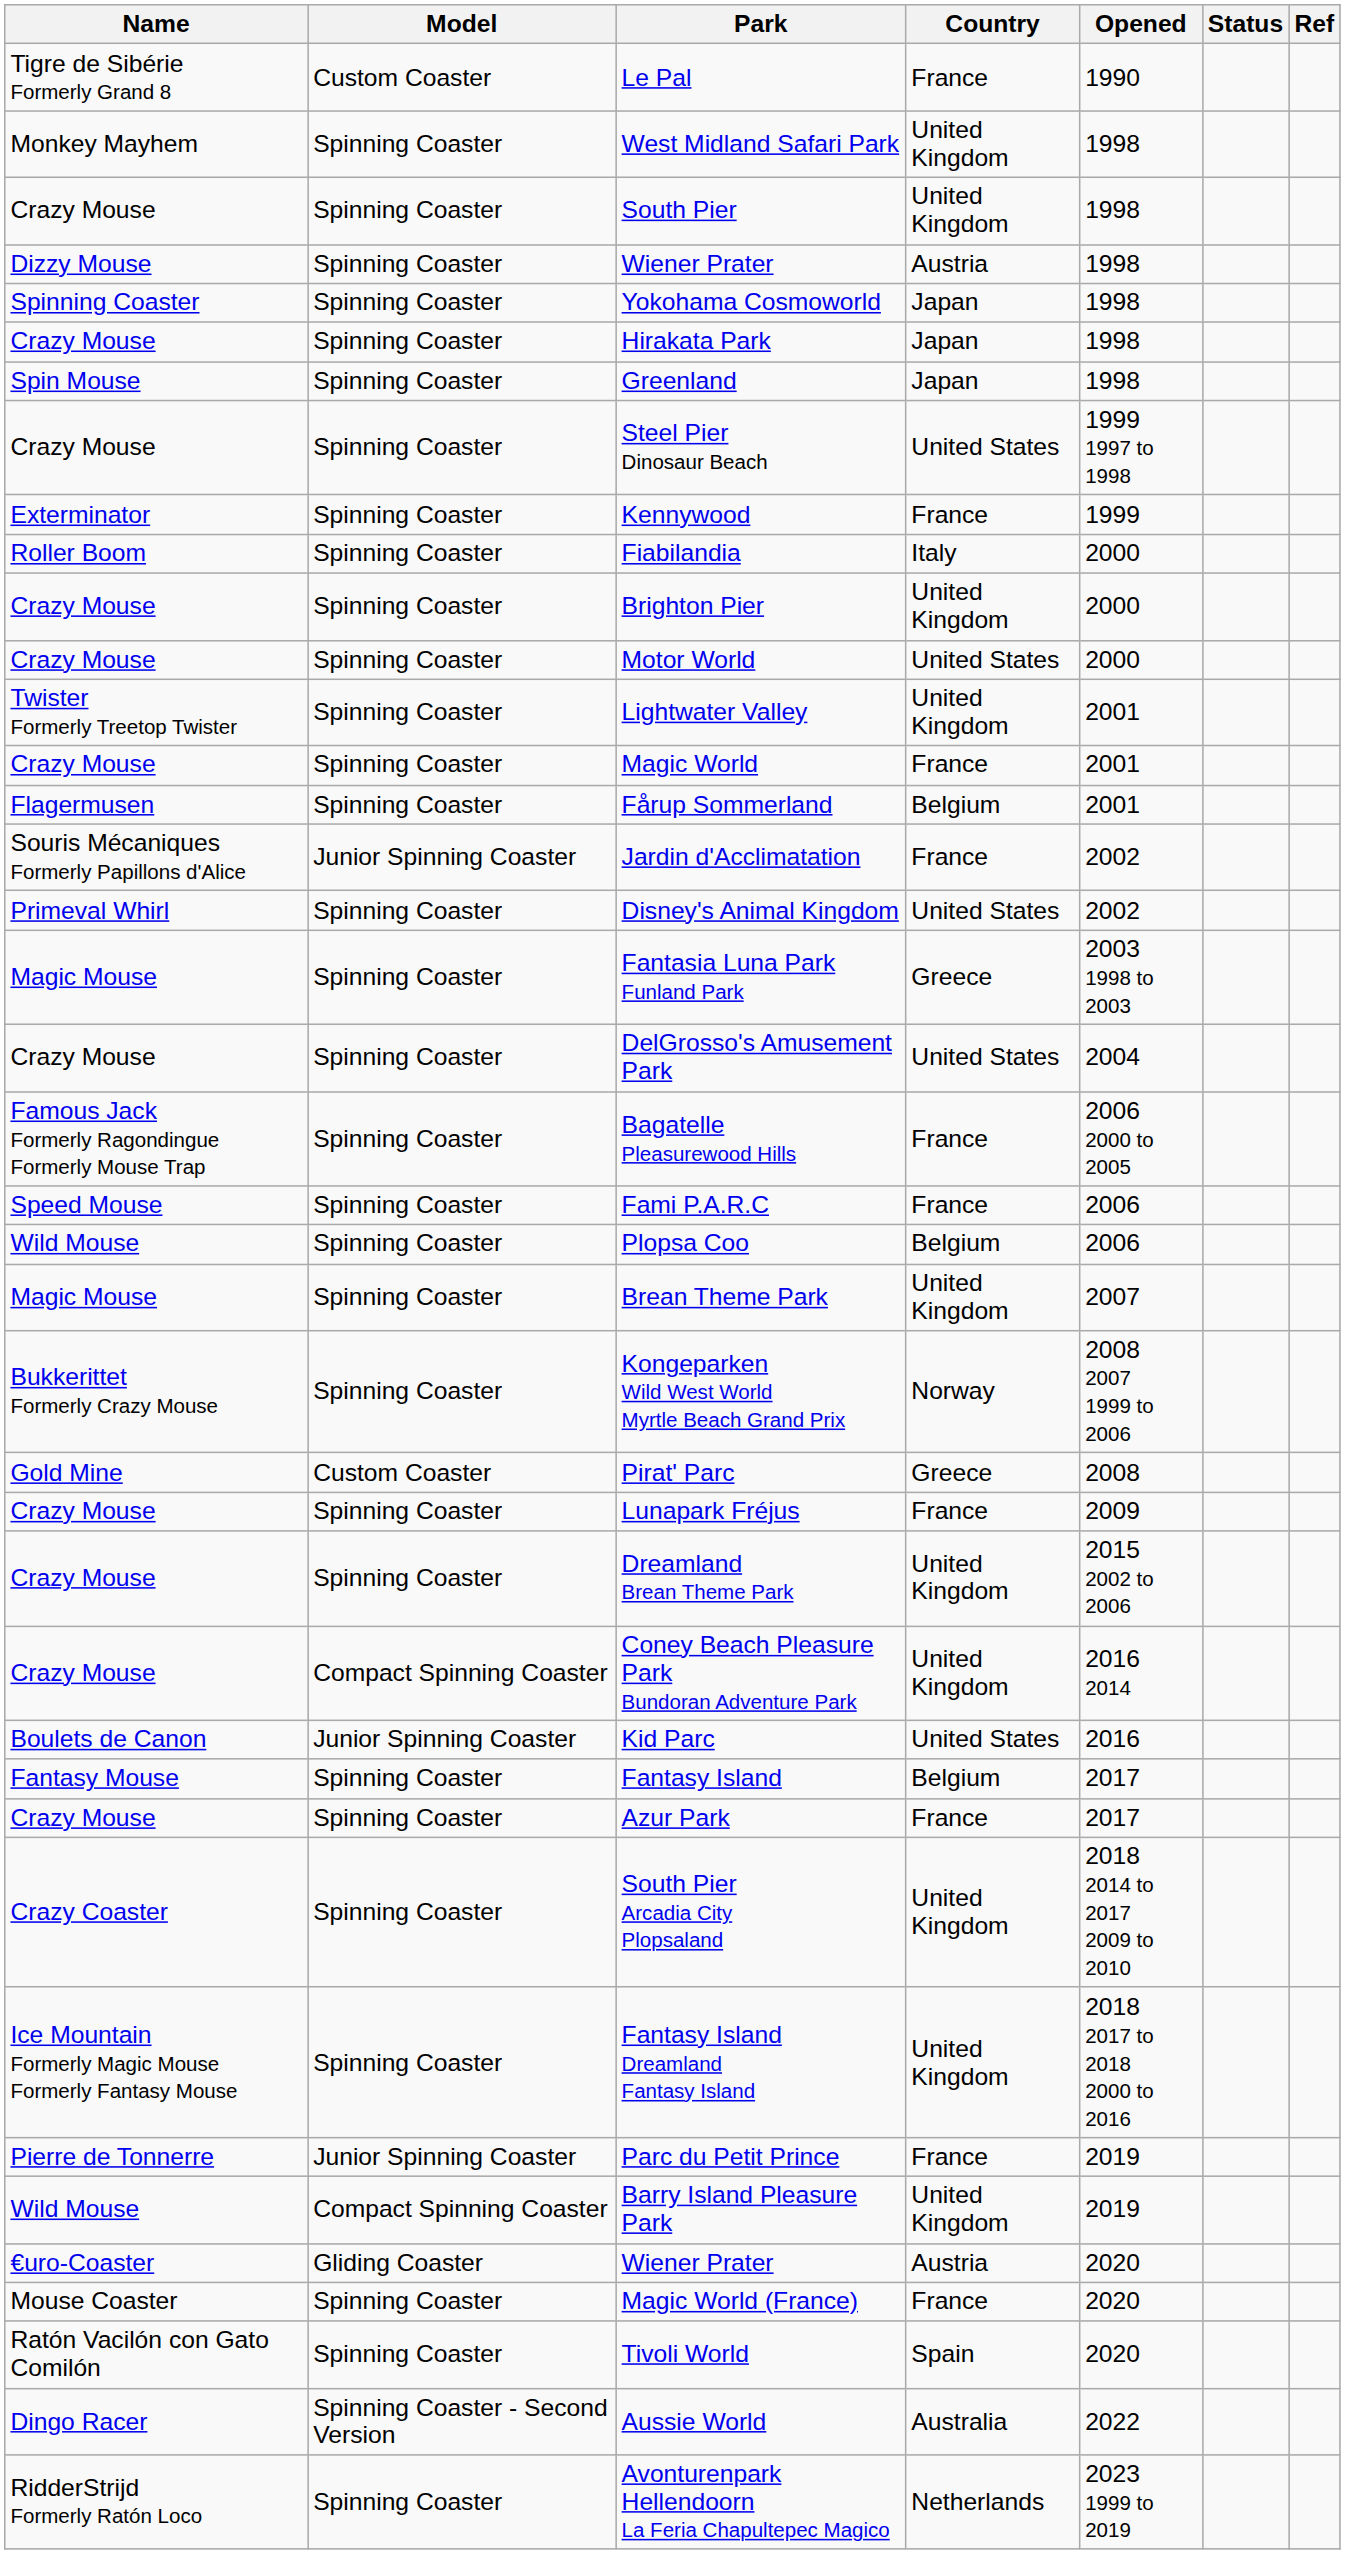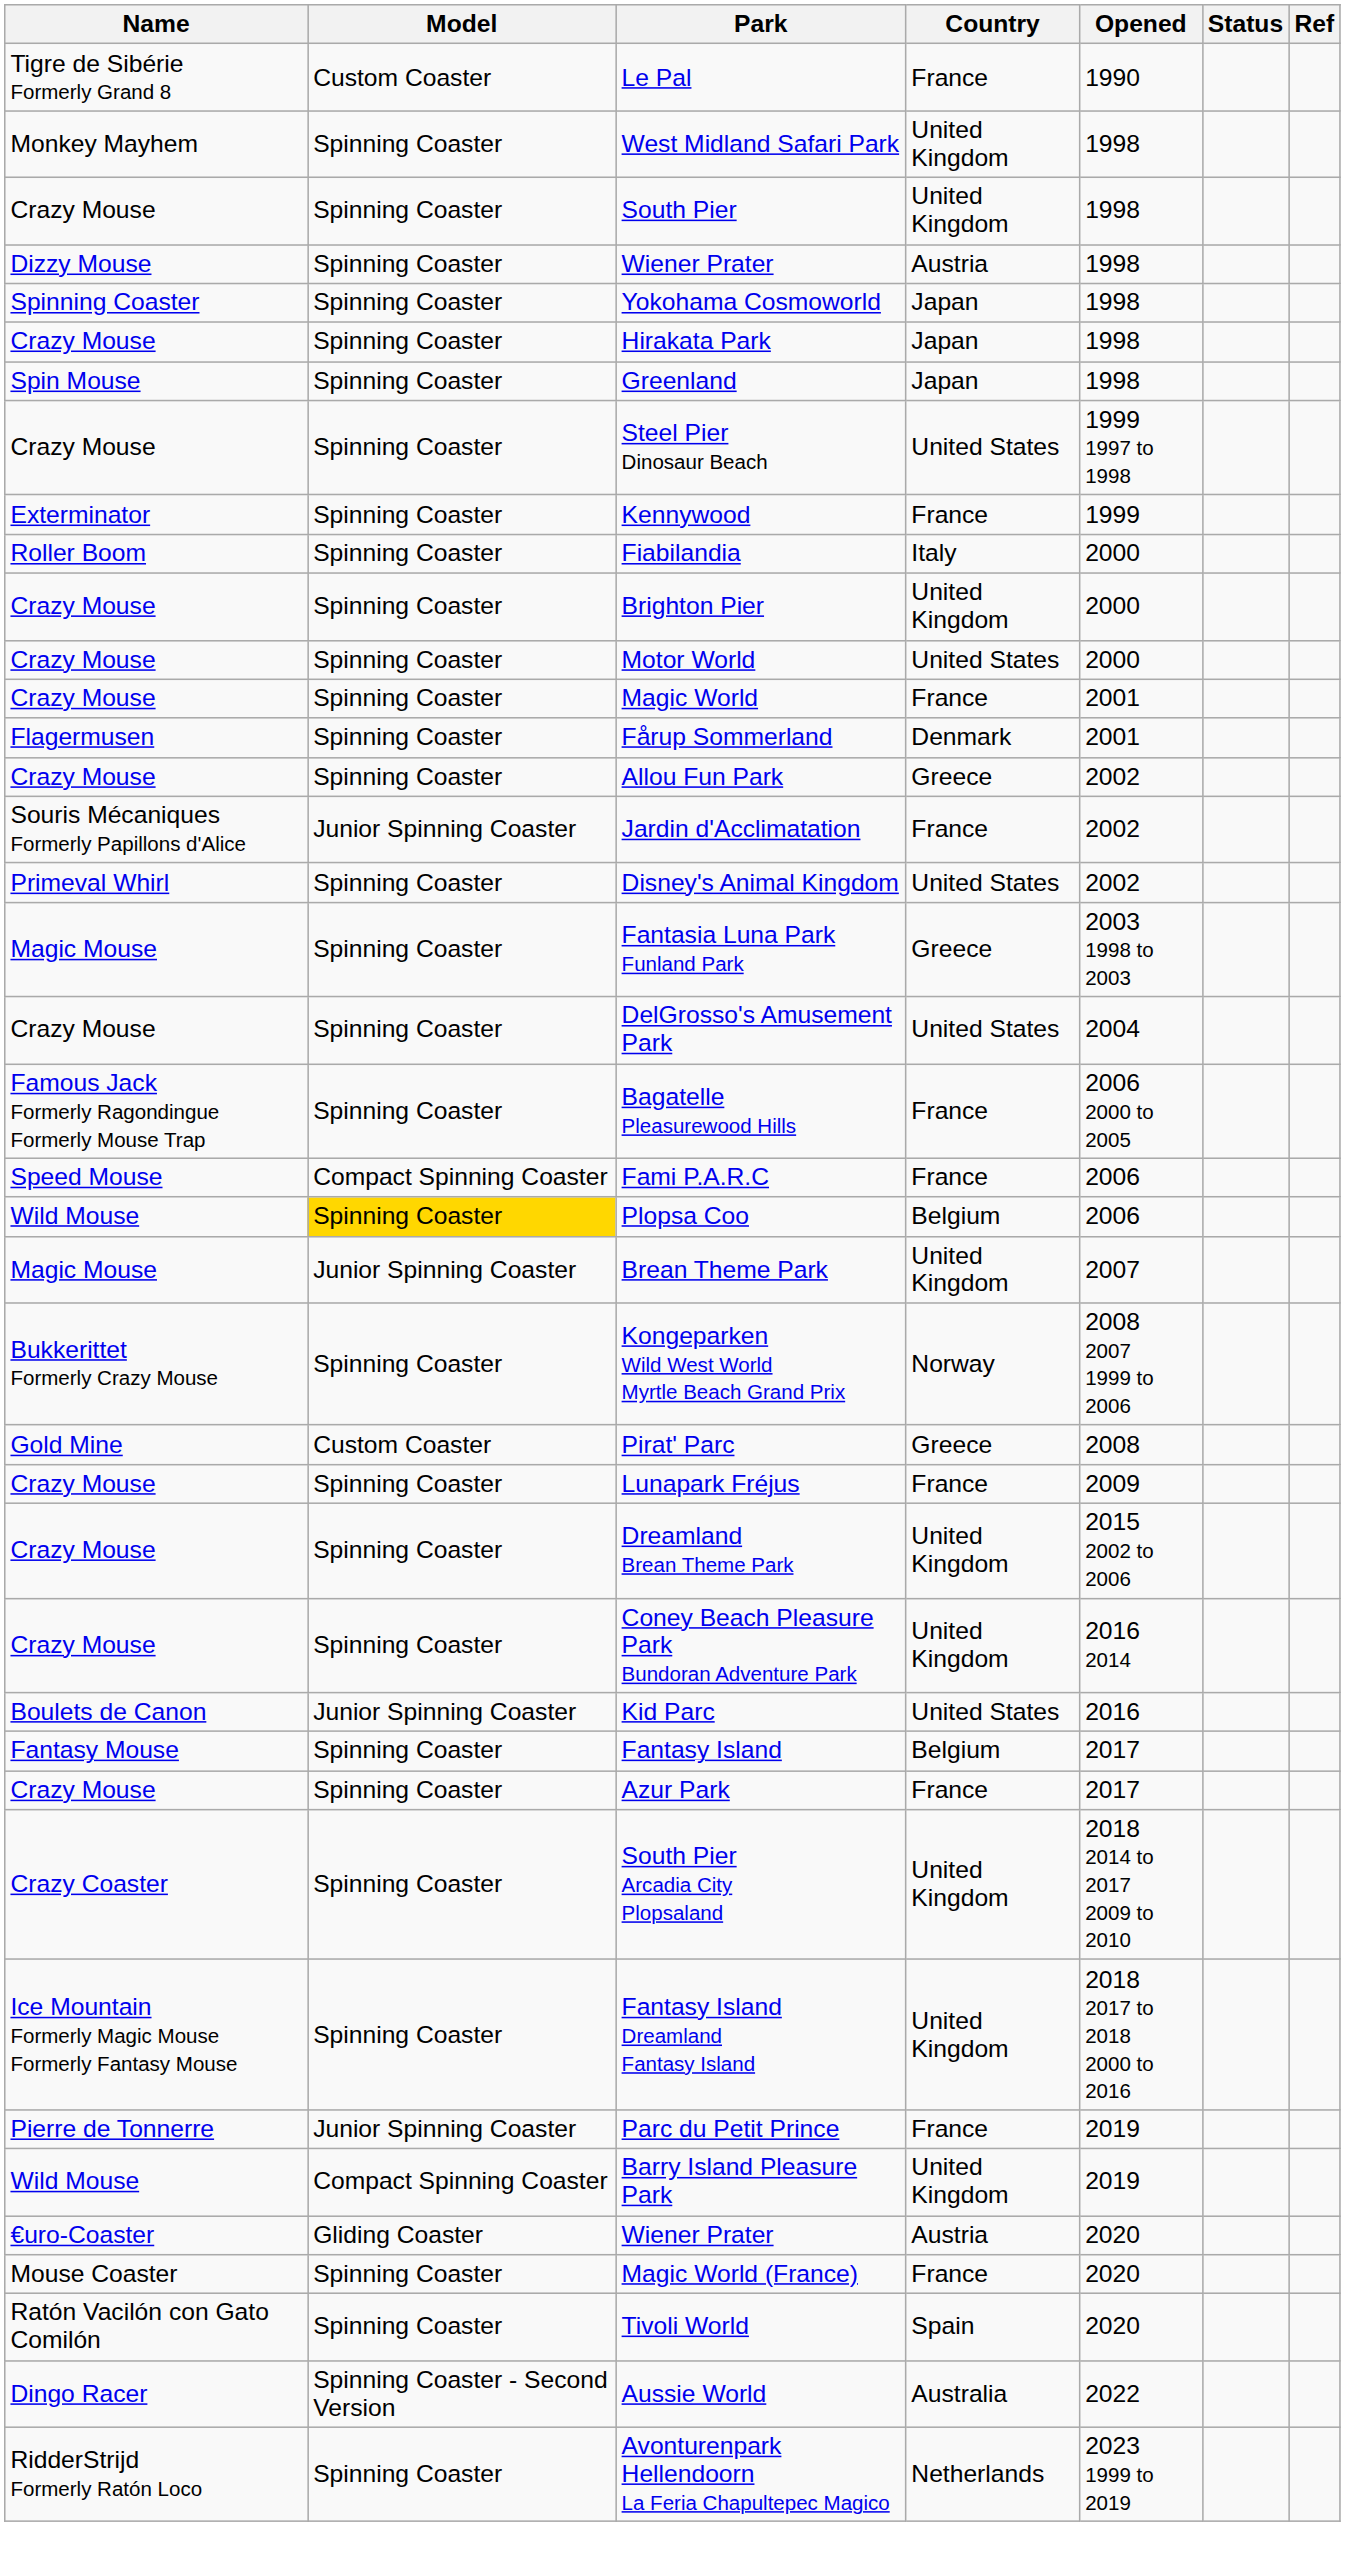- row: (124, 712)
(956, 804) Belgium -> (961, 737) Denmark
+ row: (83, 776)
(408, 1205) Spinning Coaster -> (460, 1177) Compact Spinning Coaster
(408, 1244) no background -> (408, 1216) gold background
(408, 1297) Spinning Coaster -> (445, 1269) Junior Spinning Coaster
(460, 1672) Compact Spinning Coaster -> (408, 1644) Spinning Coaster
